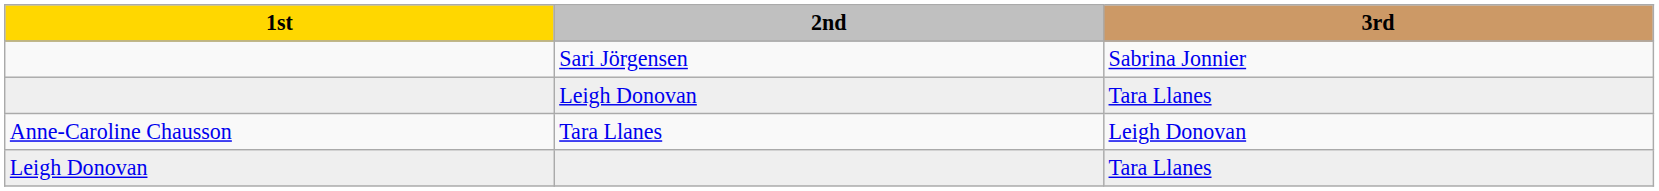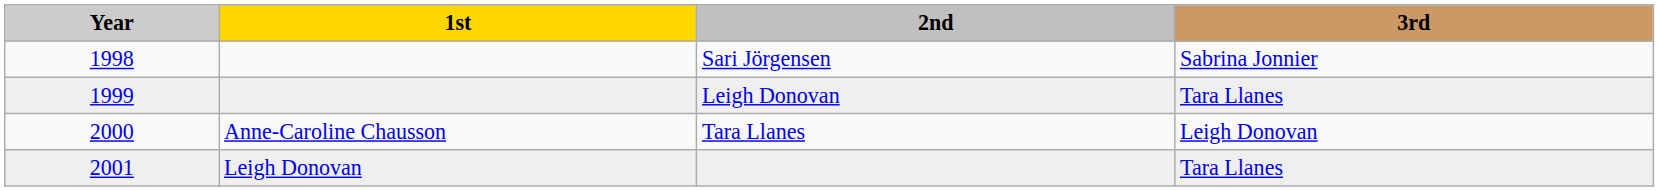+ column: (112, 22)
